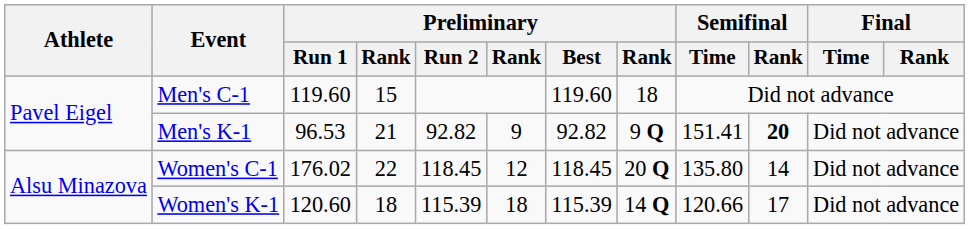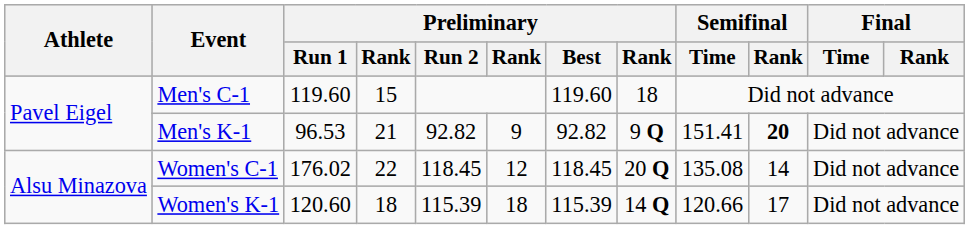(712, 168) 135.80 -> (712, 168) 135.08
